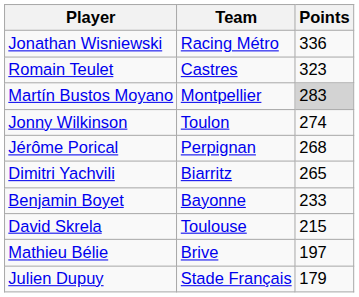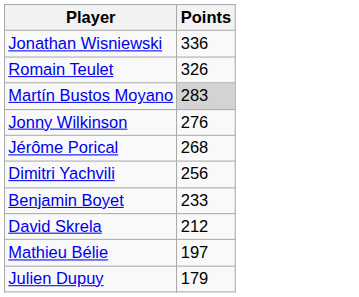- column: (236, 17)
(313, 69) 323 -> (195, 69) 326
(313, 122) 274 -> (195, 122) 276
(313, 174) 265 -> (195, 174) 256
(313, 226) 215 -> (195, 226) 212
